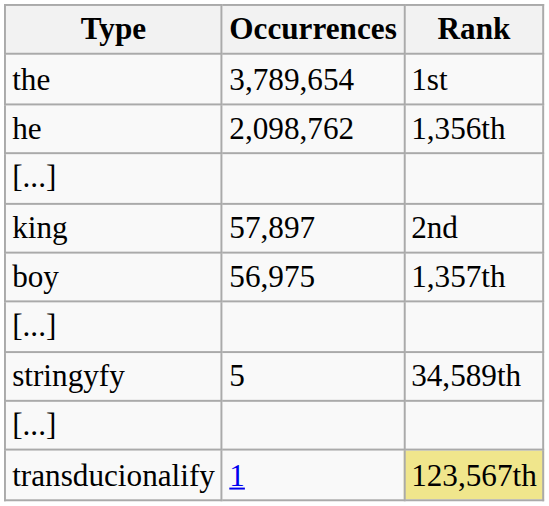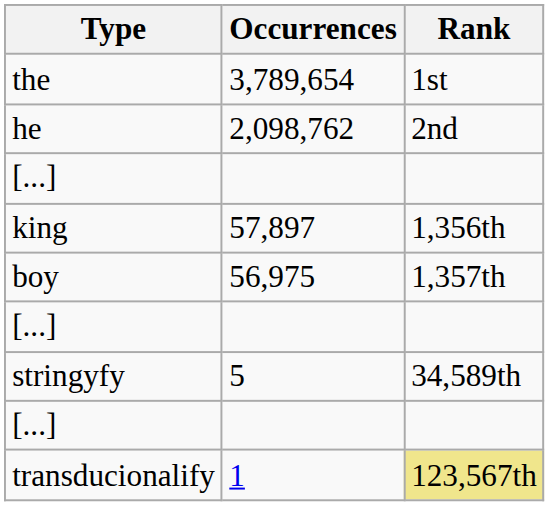(458, 128) 1,356th -> (435, 128) 2nd
(435, 227) 2nd -> (458, 227) 1,356th
